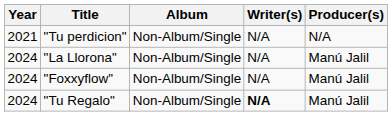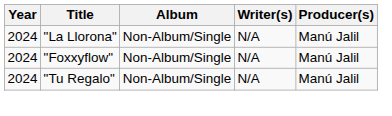- row: (85, 36)
(259, 100) bold -> (249, 79) normal
